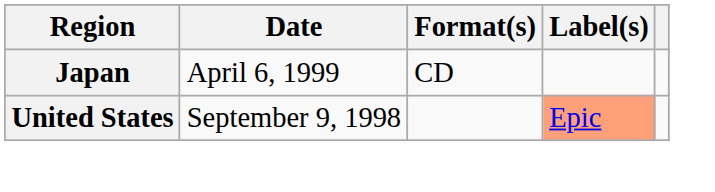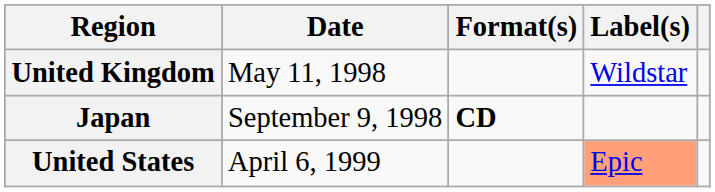+ row: (113, 72)
(263, 72) April 6, 1999 -> (335, 117) September 9, 1998
(434, 72) normal -> (476, 117) bold
(294, 117) September 9, 1998 -> (304, 162) April 6, 1999
